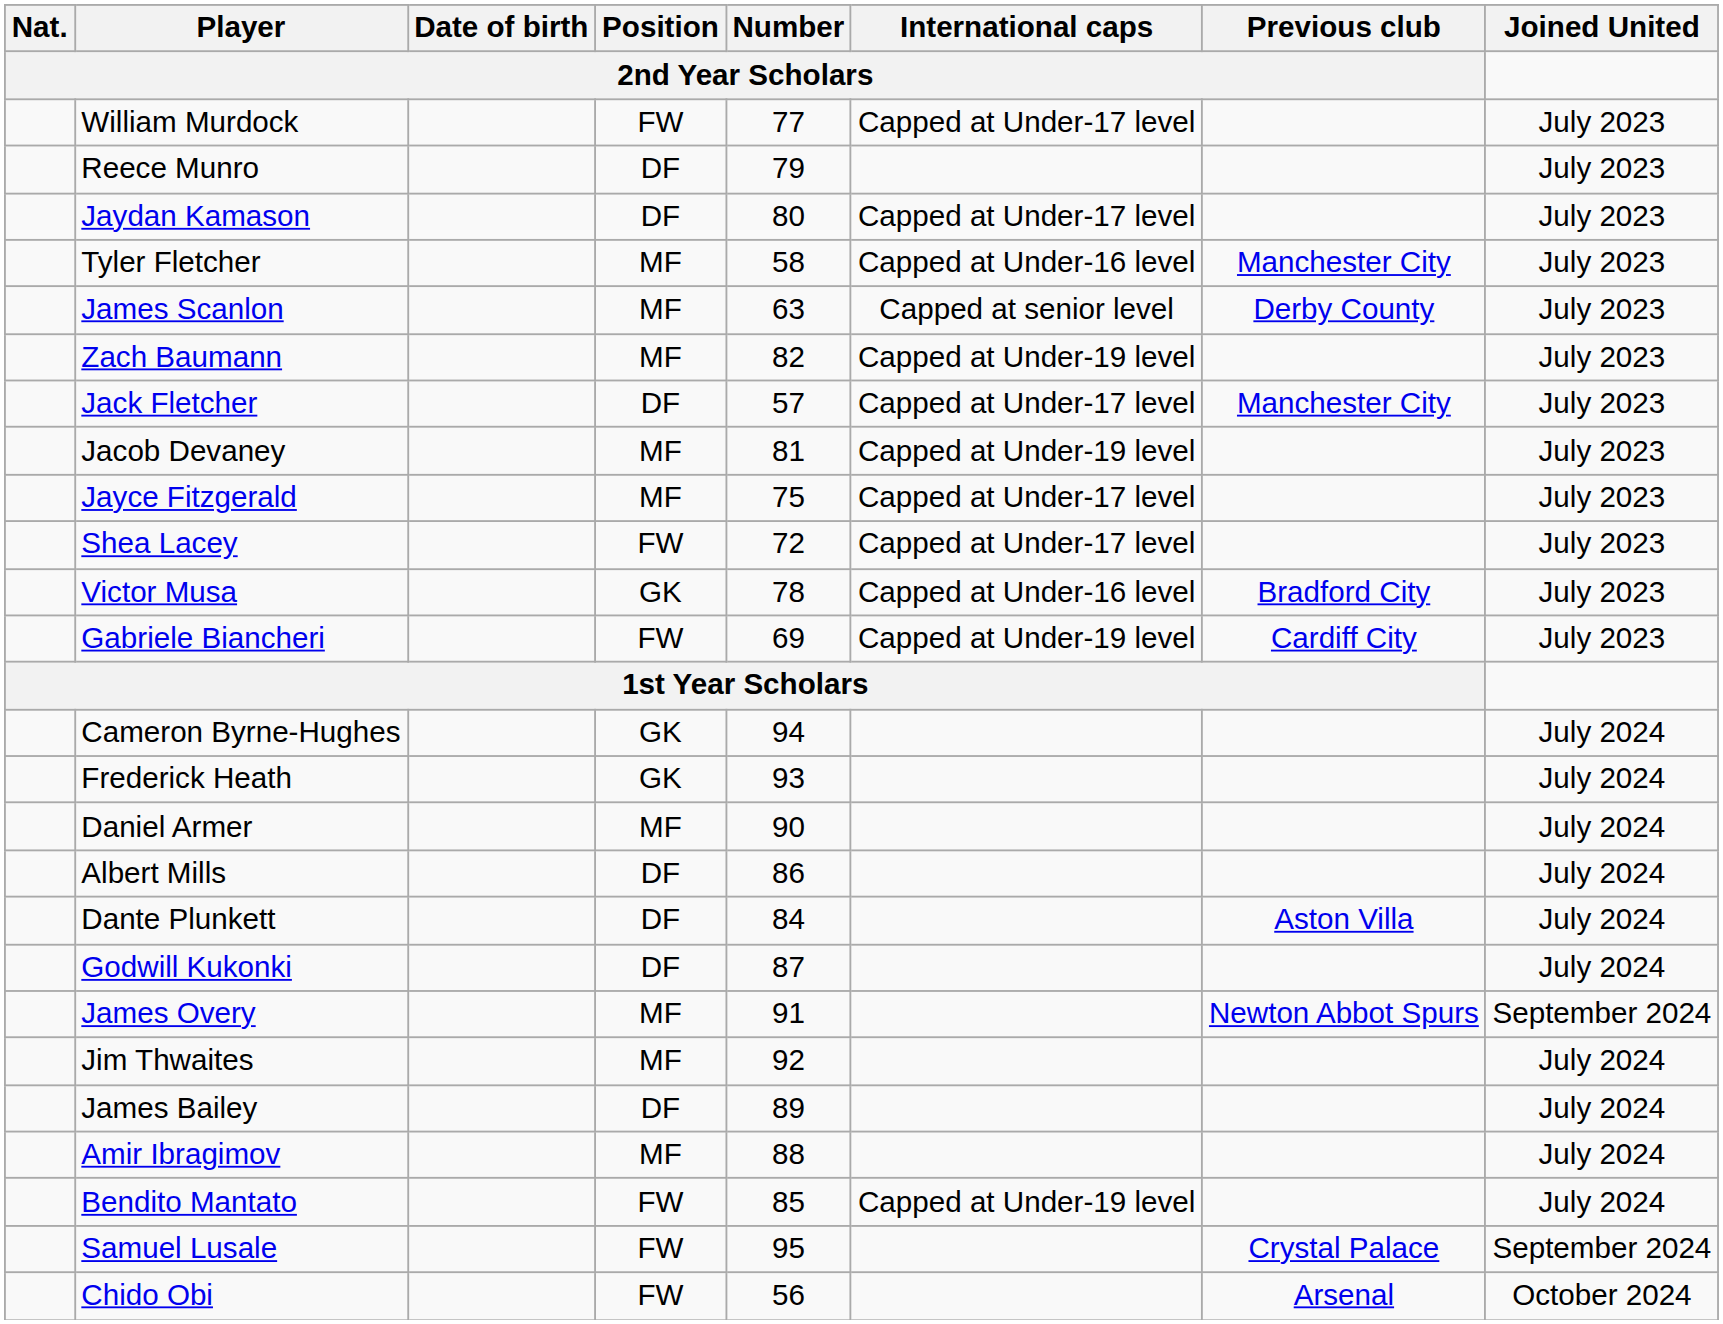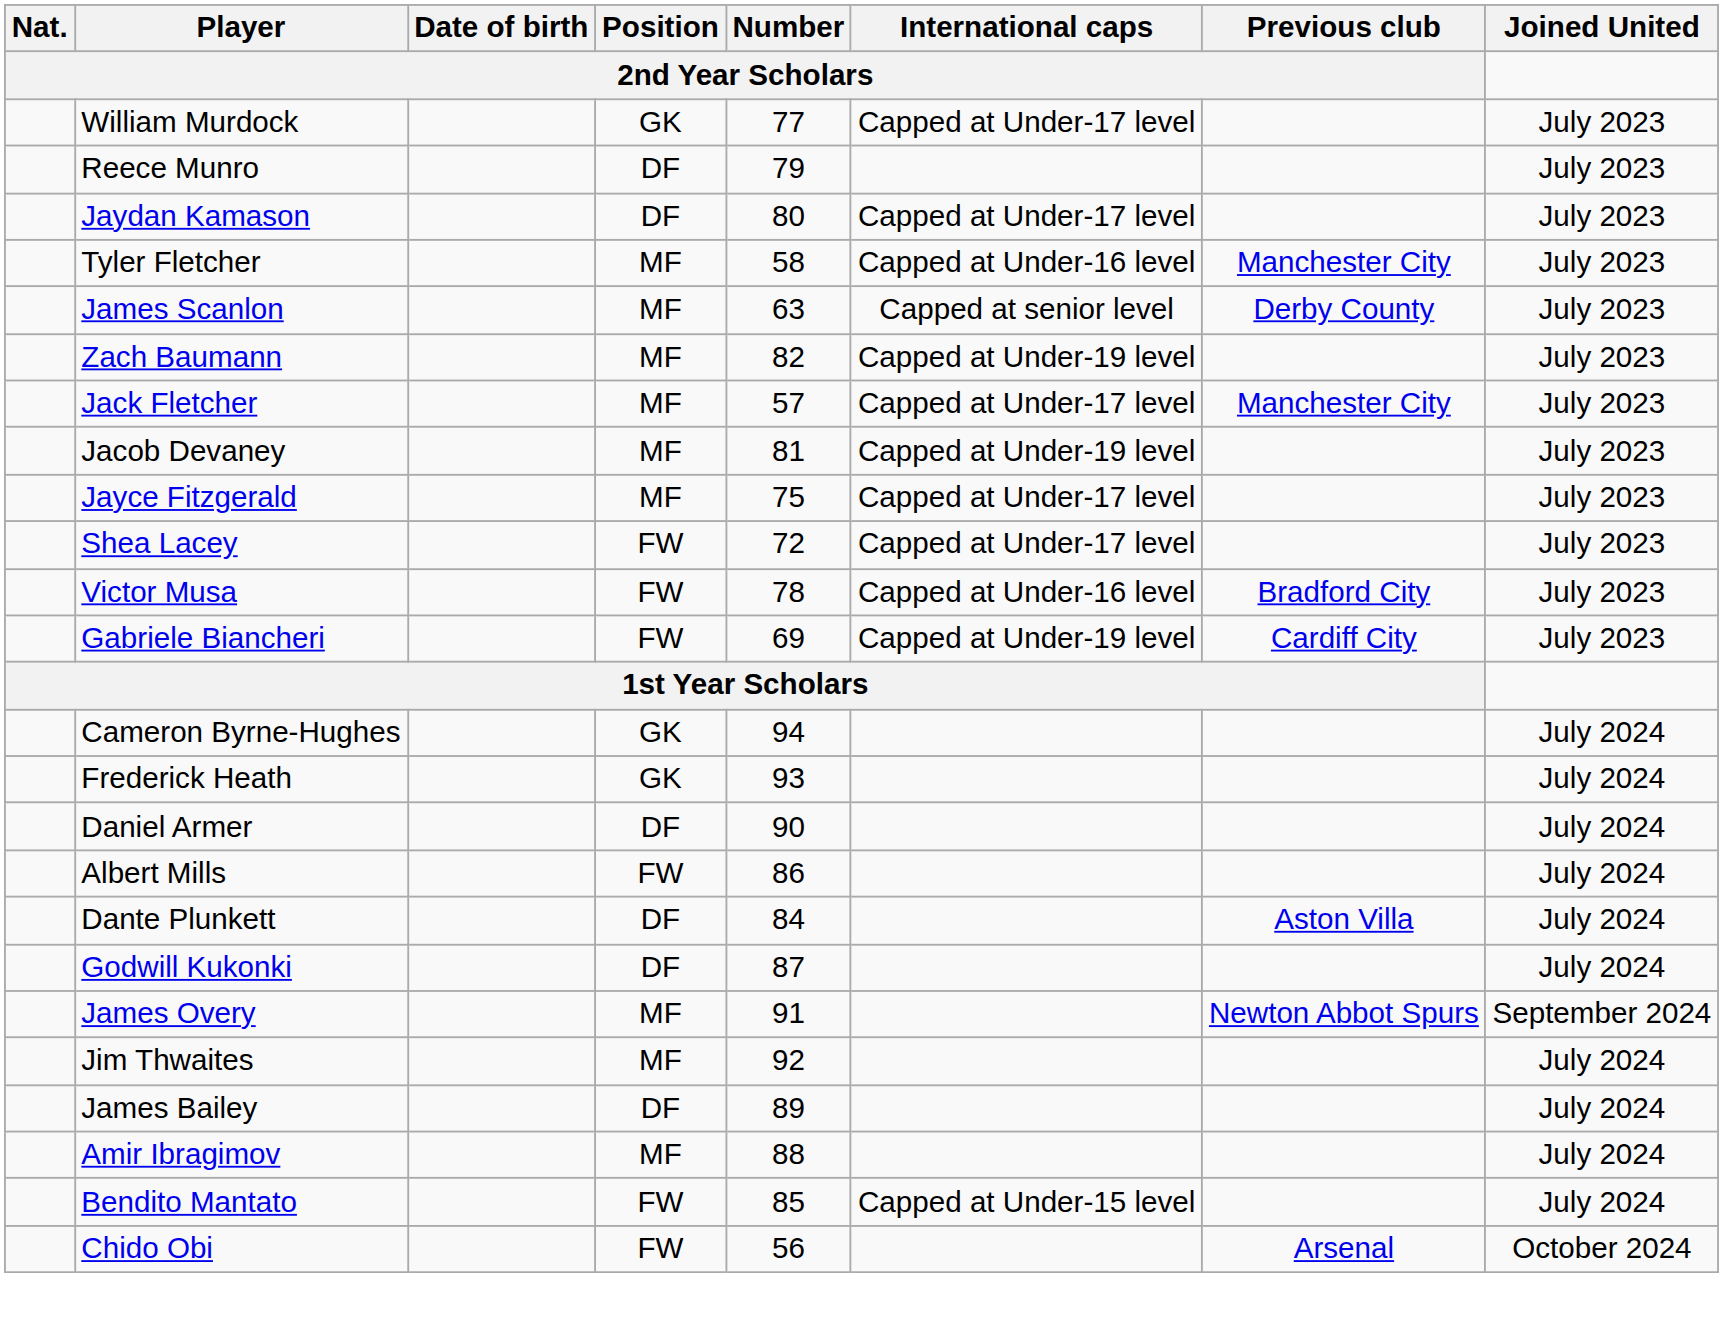(660, 121) FW -> (660, 121) GK
(660, 403) DF -> (660, 403) MF
(660, 591) GK -> (660, 591) FW
(660, 826) MF -> (660, 826) DF
(660, 872) DF -> (660, 872) FW
(1027, 1201) Capped at Under-19 level -> (1027, 1201) Capped at Under-15 level
- row: (179, 1248)
